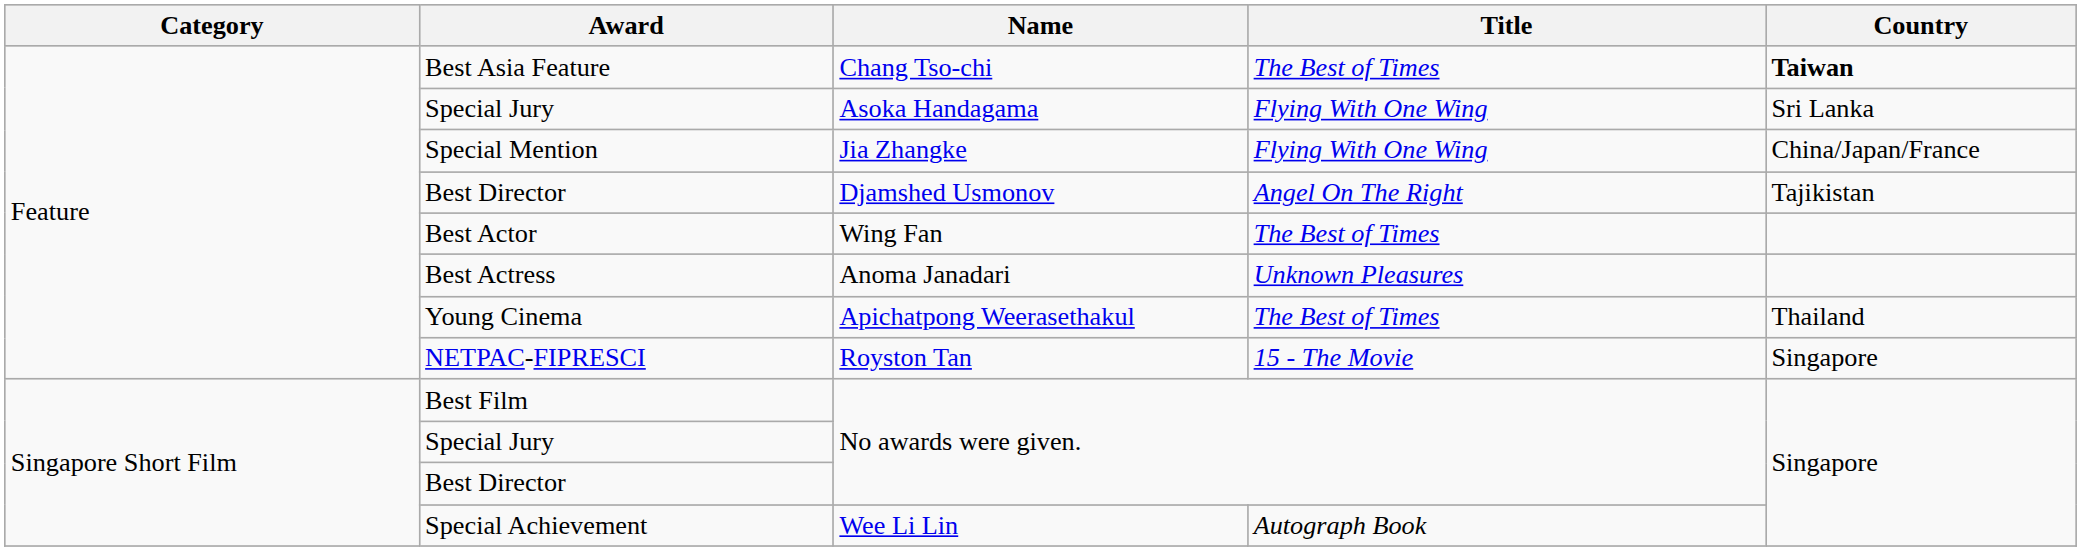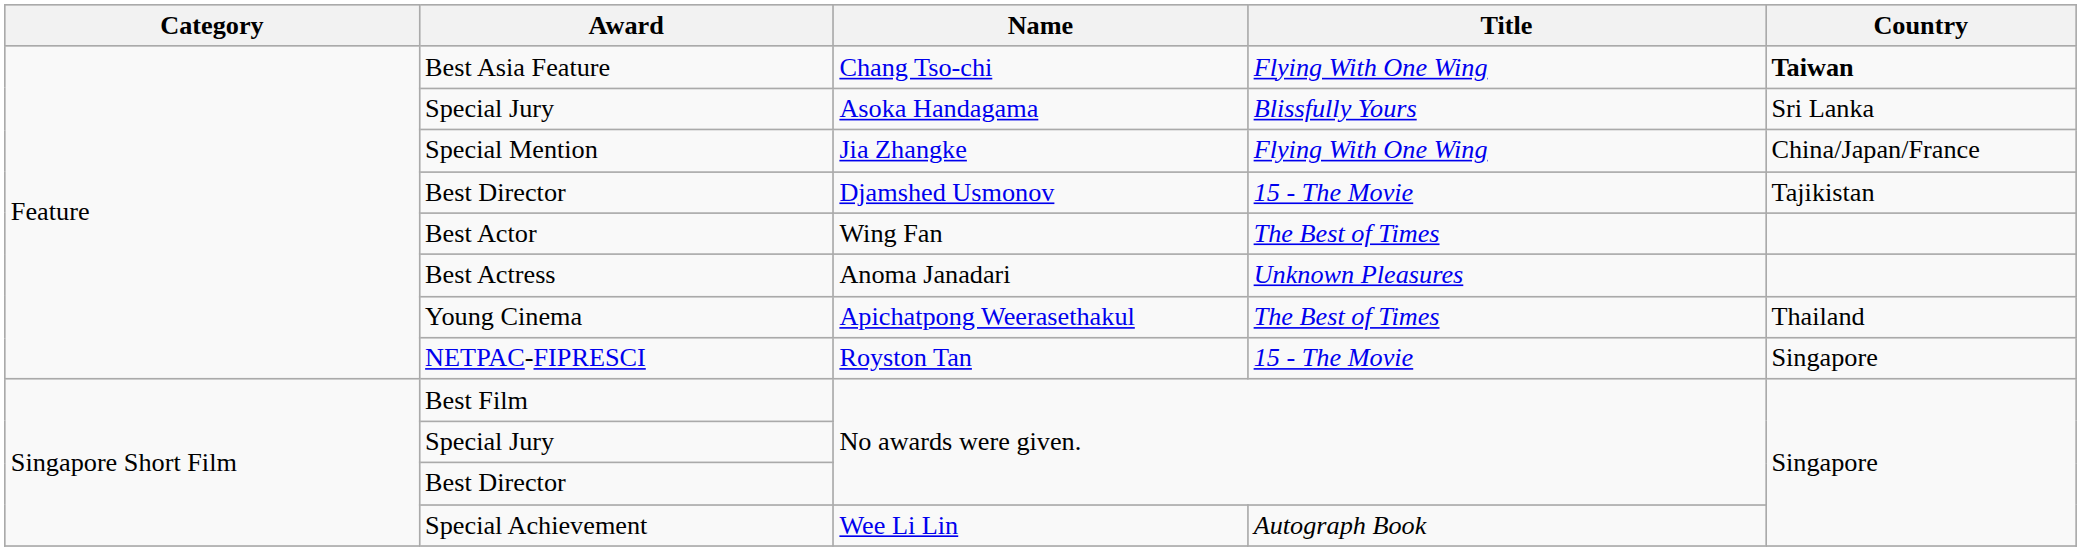(1347, 66) The Best of Times -> (1371, 66) Flying With One Wing
(1371, 108) Flying With One Wing -> (1335, 108) Blissfully Yours
(1358, 191) Angel On The Right -> (1333, 191) 15 - The Movie
